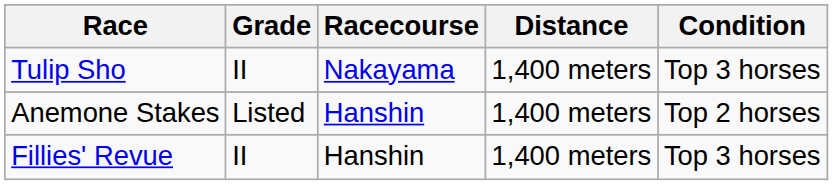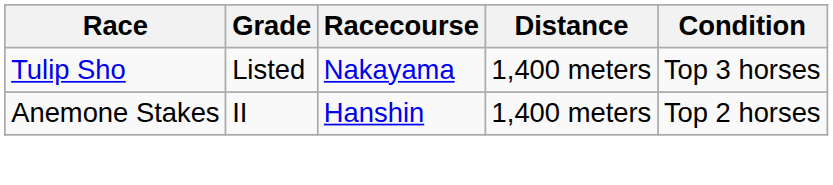(240, 69) II -> (269, 69) Listed
(269, 112) Listed -> (240, 112) II
- row: (92, 156)
